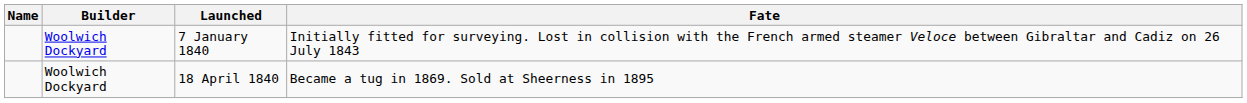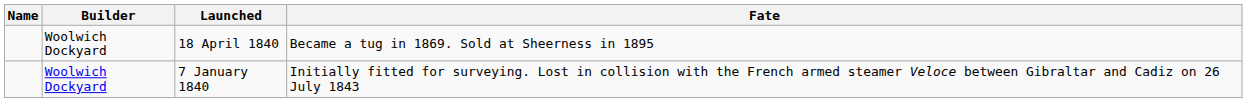rows swapped: (213, 43) <-> (229, 79)
